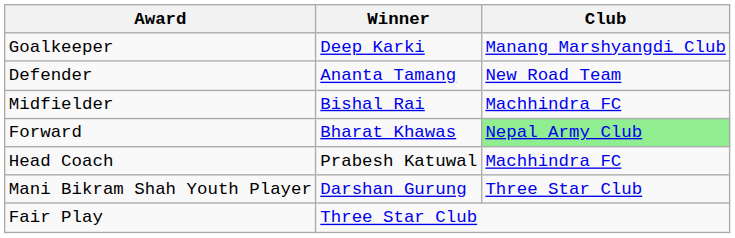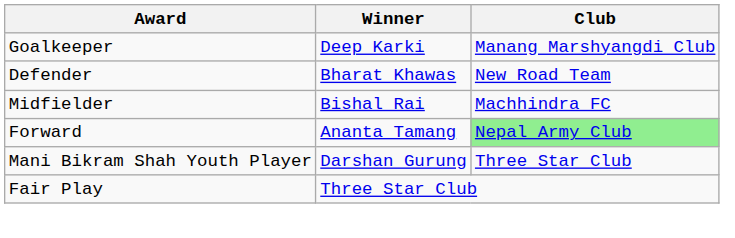(388, 76) Ananta Tamang -> (388, 76) Bharat Khawas
(388, 132) Bharat Khawas -> (388, 132) Ananta Tamang
- row: (61, 161)
